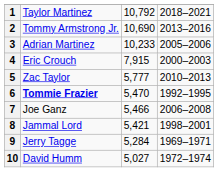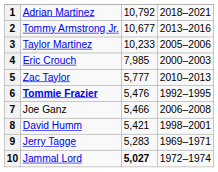(58, 12) Taylor Martinez -> (59, 12) Adrian Martinez
(139, 28) 10,690 -> (139, 28) 10,677
(59, 45) Adrian Martinez -> (58, 45) Taylor Martinez
(136, 61) 7,915 -> (136, 61) 7,985
(136, 93) 5,470 -> (136, 93) 5,476
(52, 126) Jammal Lord -> (52, 126) David Humm
(136, 142) 5,284 -> (136, 142) 5,283
(52, 158) David Humm -> (52, 158) Jammal Lord
(136, 158) normal -> (136, 158) bold
